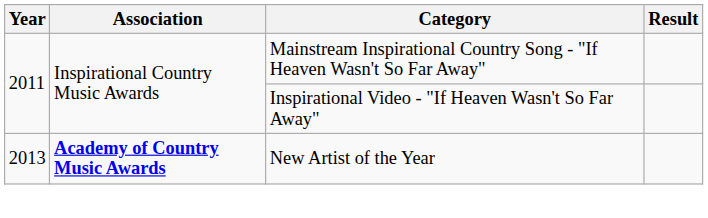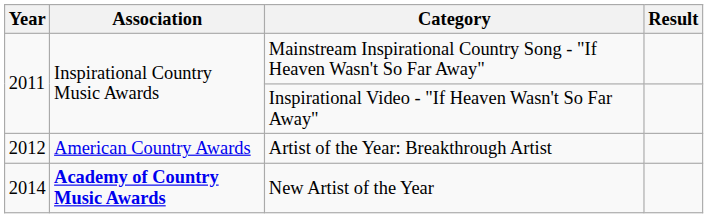+ row: (410, 148)
(27, 158) 2013 -> (27, 187) 2014
